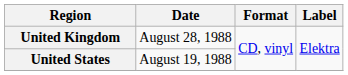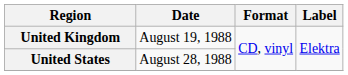(186, 37) August 28, 1988 -> (186, 37) August 19, 1988
(186, 59) August 19, 1988 -> (186, 59) August 28, 1988
